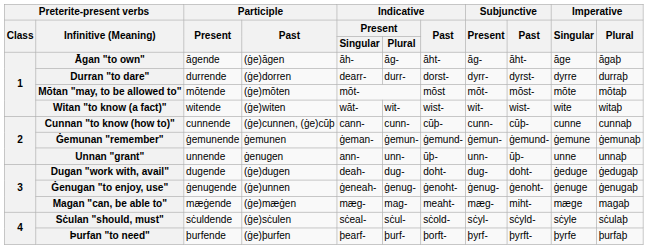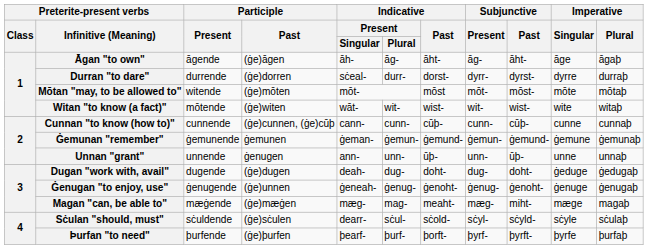(353, 76) dearr- -> (353, 76) sċeal-
(206, 92) mōtende -> (203, 92) witende
(203, 108) witende -> (206, 108) mōtende
(353, 220) sċeal- -> (353, 220) dearr-
